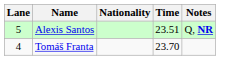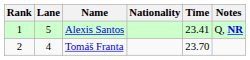+ column: (19, 13)
(167, 30) 23.51 -> (197, 30) 23.41
